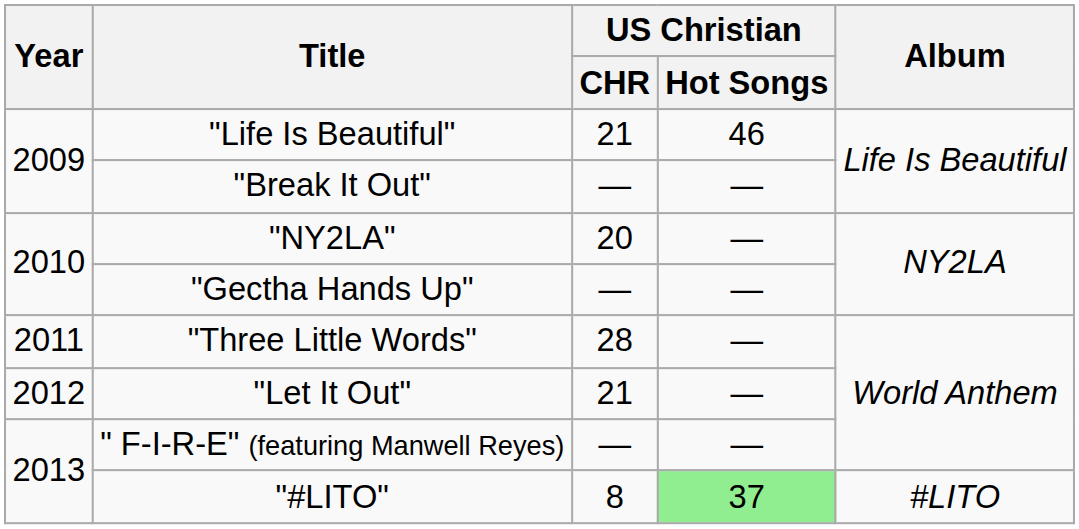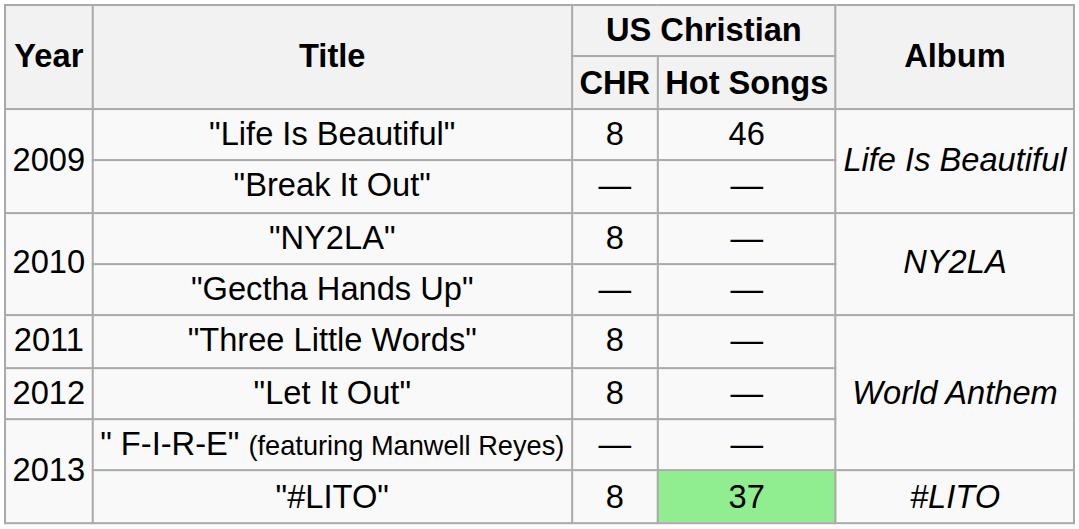(615, 133) 21 -> (615, 133) 8
(615, 237) 20 -> (615, 237) 8
(615, 340) 28 -> (615, 340) 8
(615, 392) 21 -> (615, 392) 8
